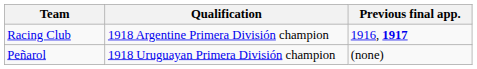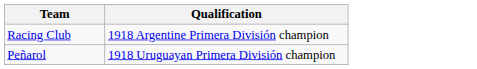- column: (410, 14)
